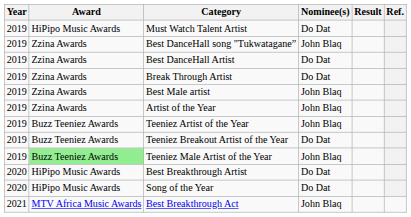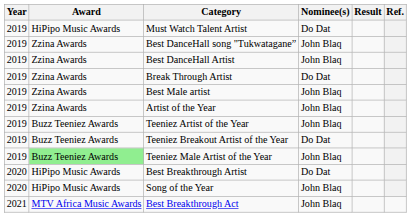(316, 60) Do Dat -> (321, 60) John Blaq
(316, 188) Do Dat -> (321, 188) John Blaq
